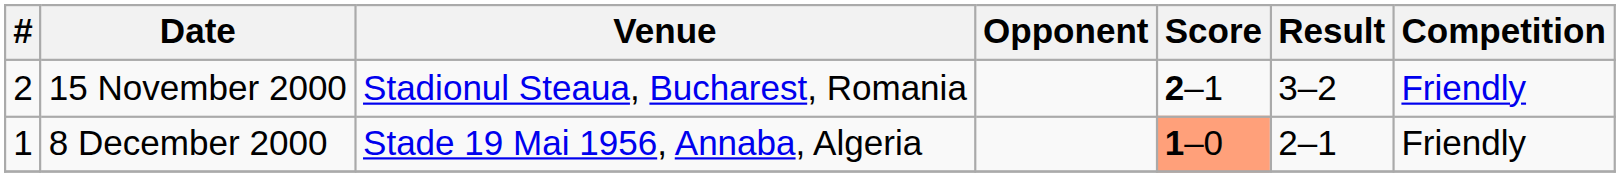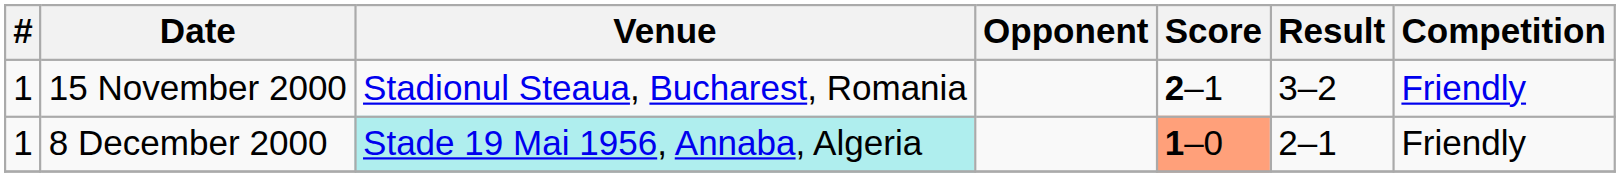(23, 87) 2 -> (23, 87) 1
(643, 143) no background -> (643, 143) paleturquoise background
